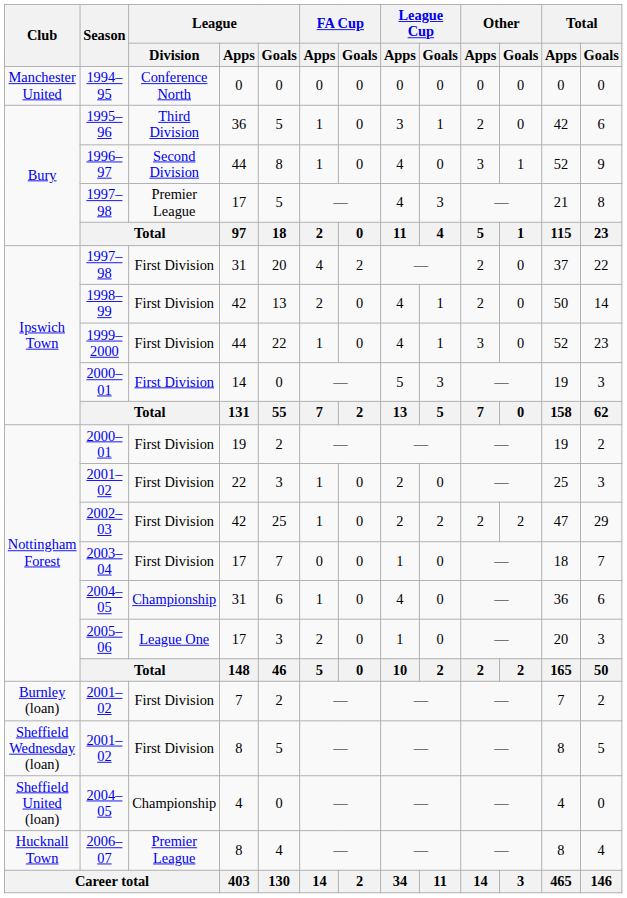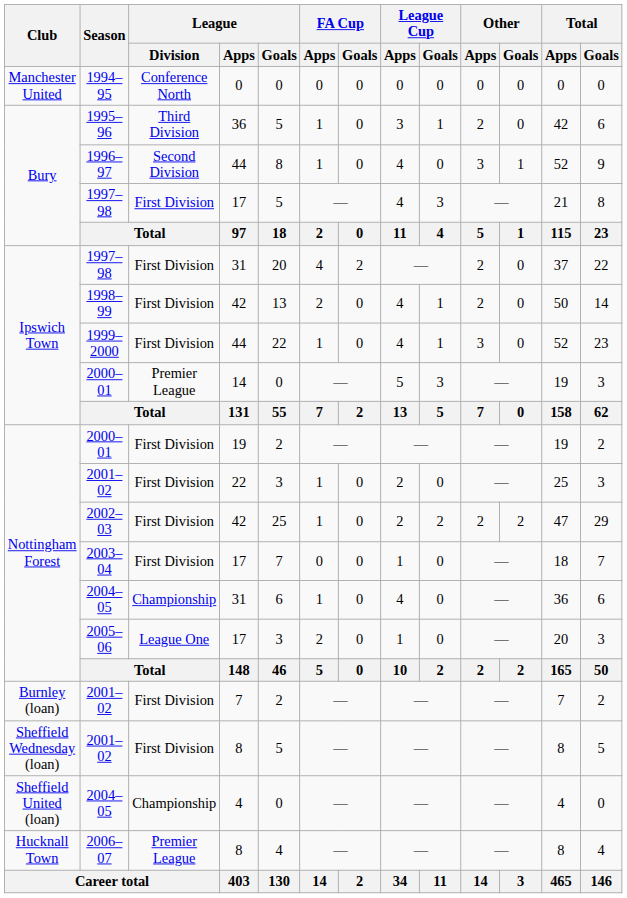(174, 203) Premier League -> (174, 203) First Division
(174, 381) First Division -> (174, 381) Premier League
